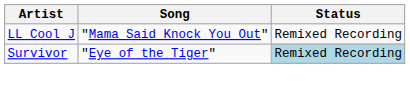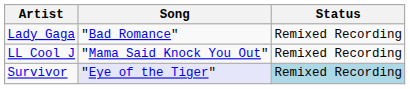+ row: (41, 34)
(149, 54) no background -> (149, 73) lavender background
